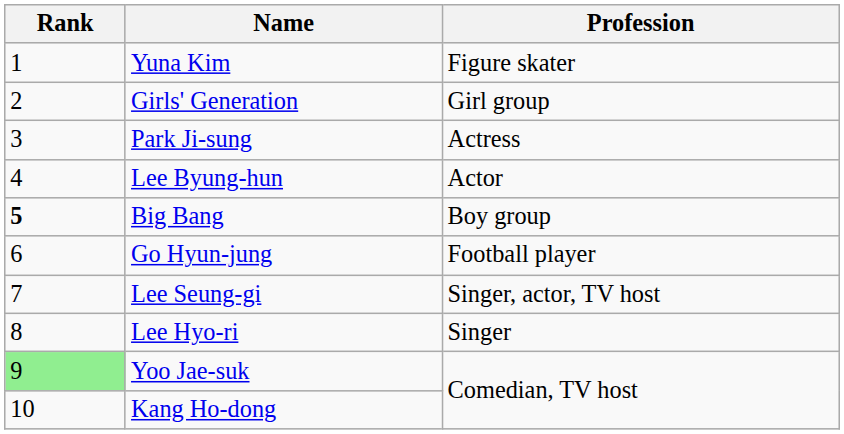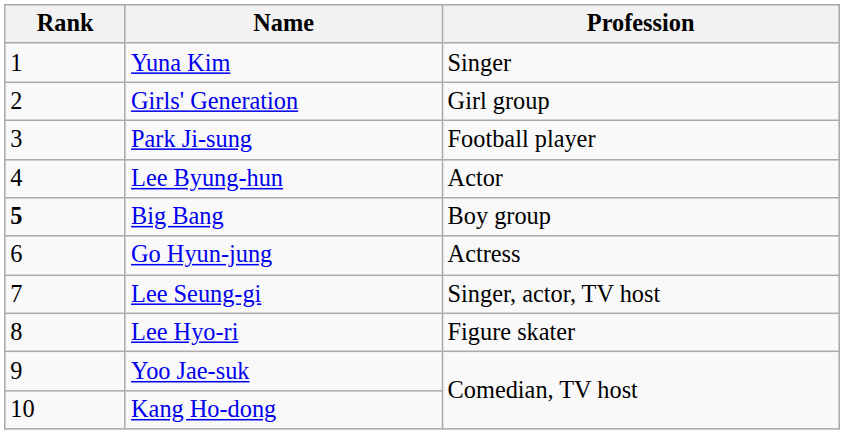(511, 62) Figure skater -> (479, 62) Singer
(484, 139) Actress -> (522, 139) Football player
(522, 255) Football player -> (484, 255) Actress
(479, 332) Singer -> (511, 332) Figure skater
(16, 370) lightgreen background -> (16, 370) no background
